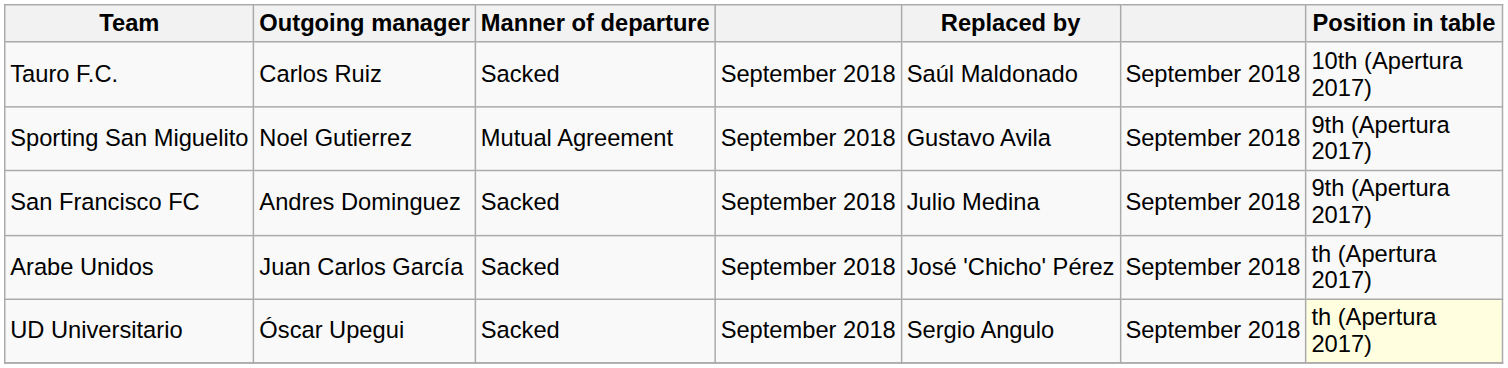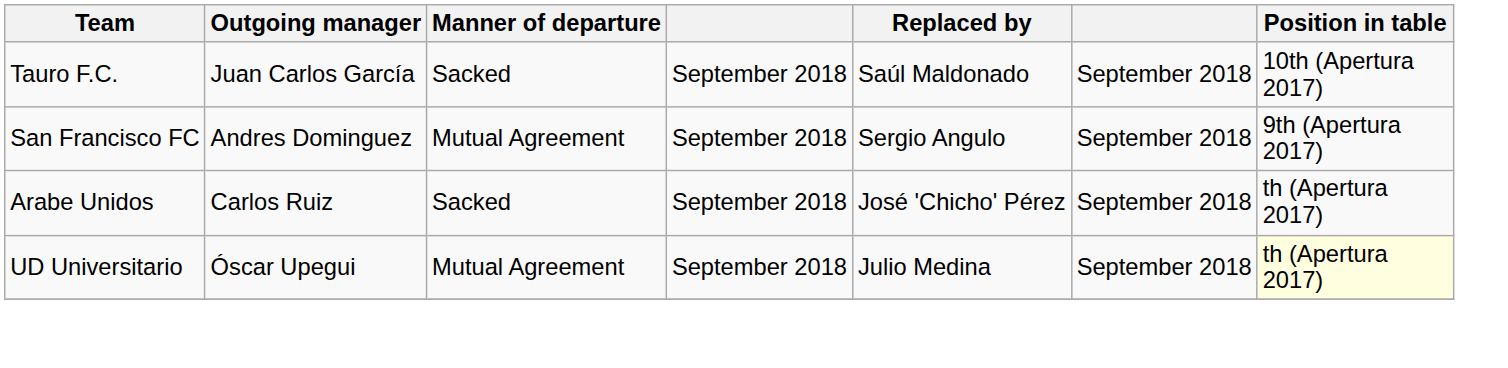(321, 74) Carlos Ruiz -> (313, 74) Juan Carlos García
- row: (129, 138)
(520, 202) Sacked -> (528, 138) Mutual Agreement
(973, 202) Julio Medina -> (932, 138) Sergio Angulo
(361, 266) Juan Carlos García -> (272, 202) Carlos Ruiz
(520, 330) Sacked -> (528, 266) Mutual Agreement
(980, 330) Sergio Angulo -> (924, 266) Julio Medina
